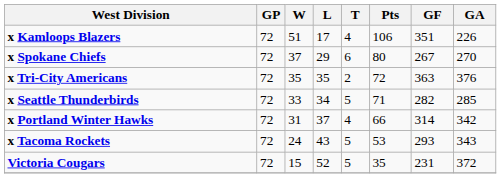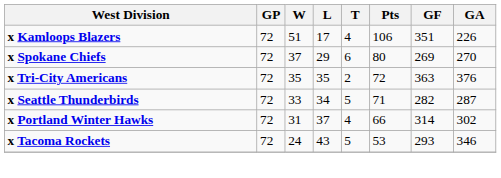(424, 57) 267 -> (424, 57) 269
(467, 99) 285 -> (467, 99) 287
(467, 120) 342 -> (467, 120) 302
(467, 141) 343 -> (467, 141) 346
- row: (56, 162)
